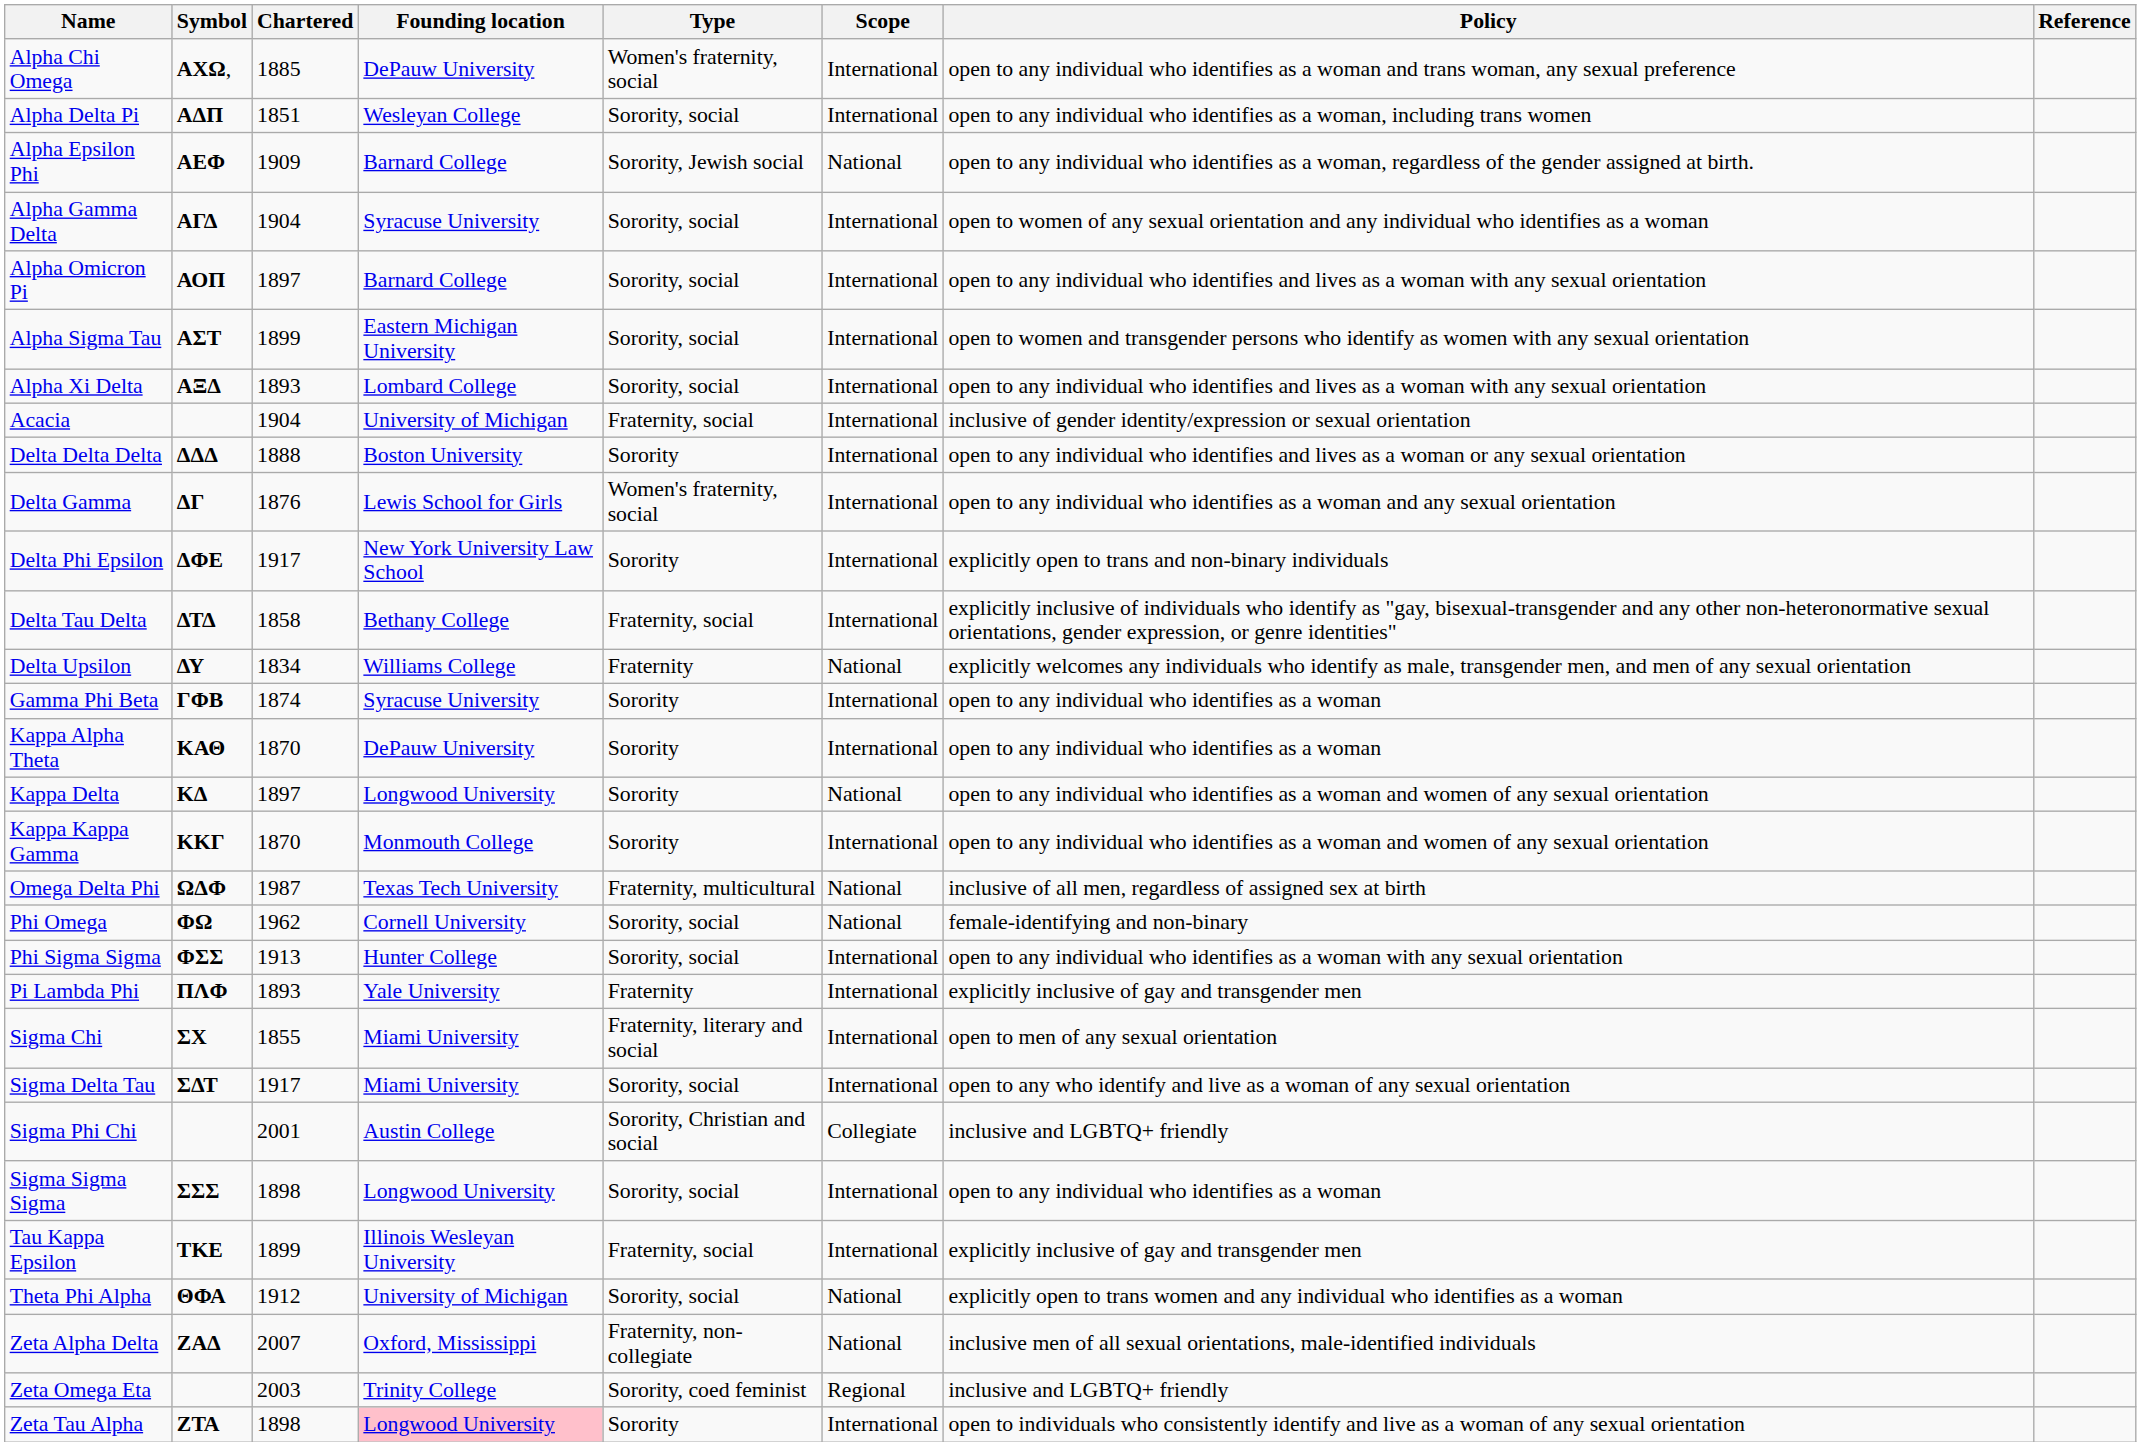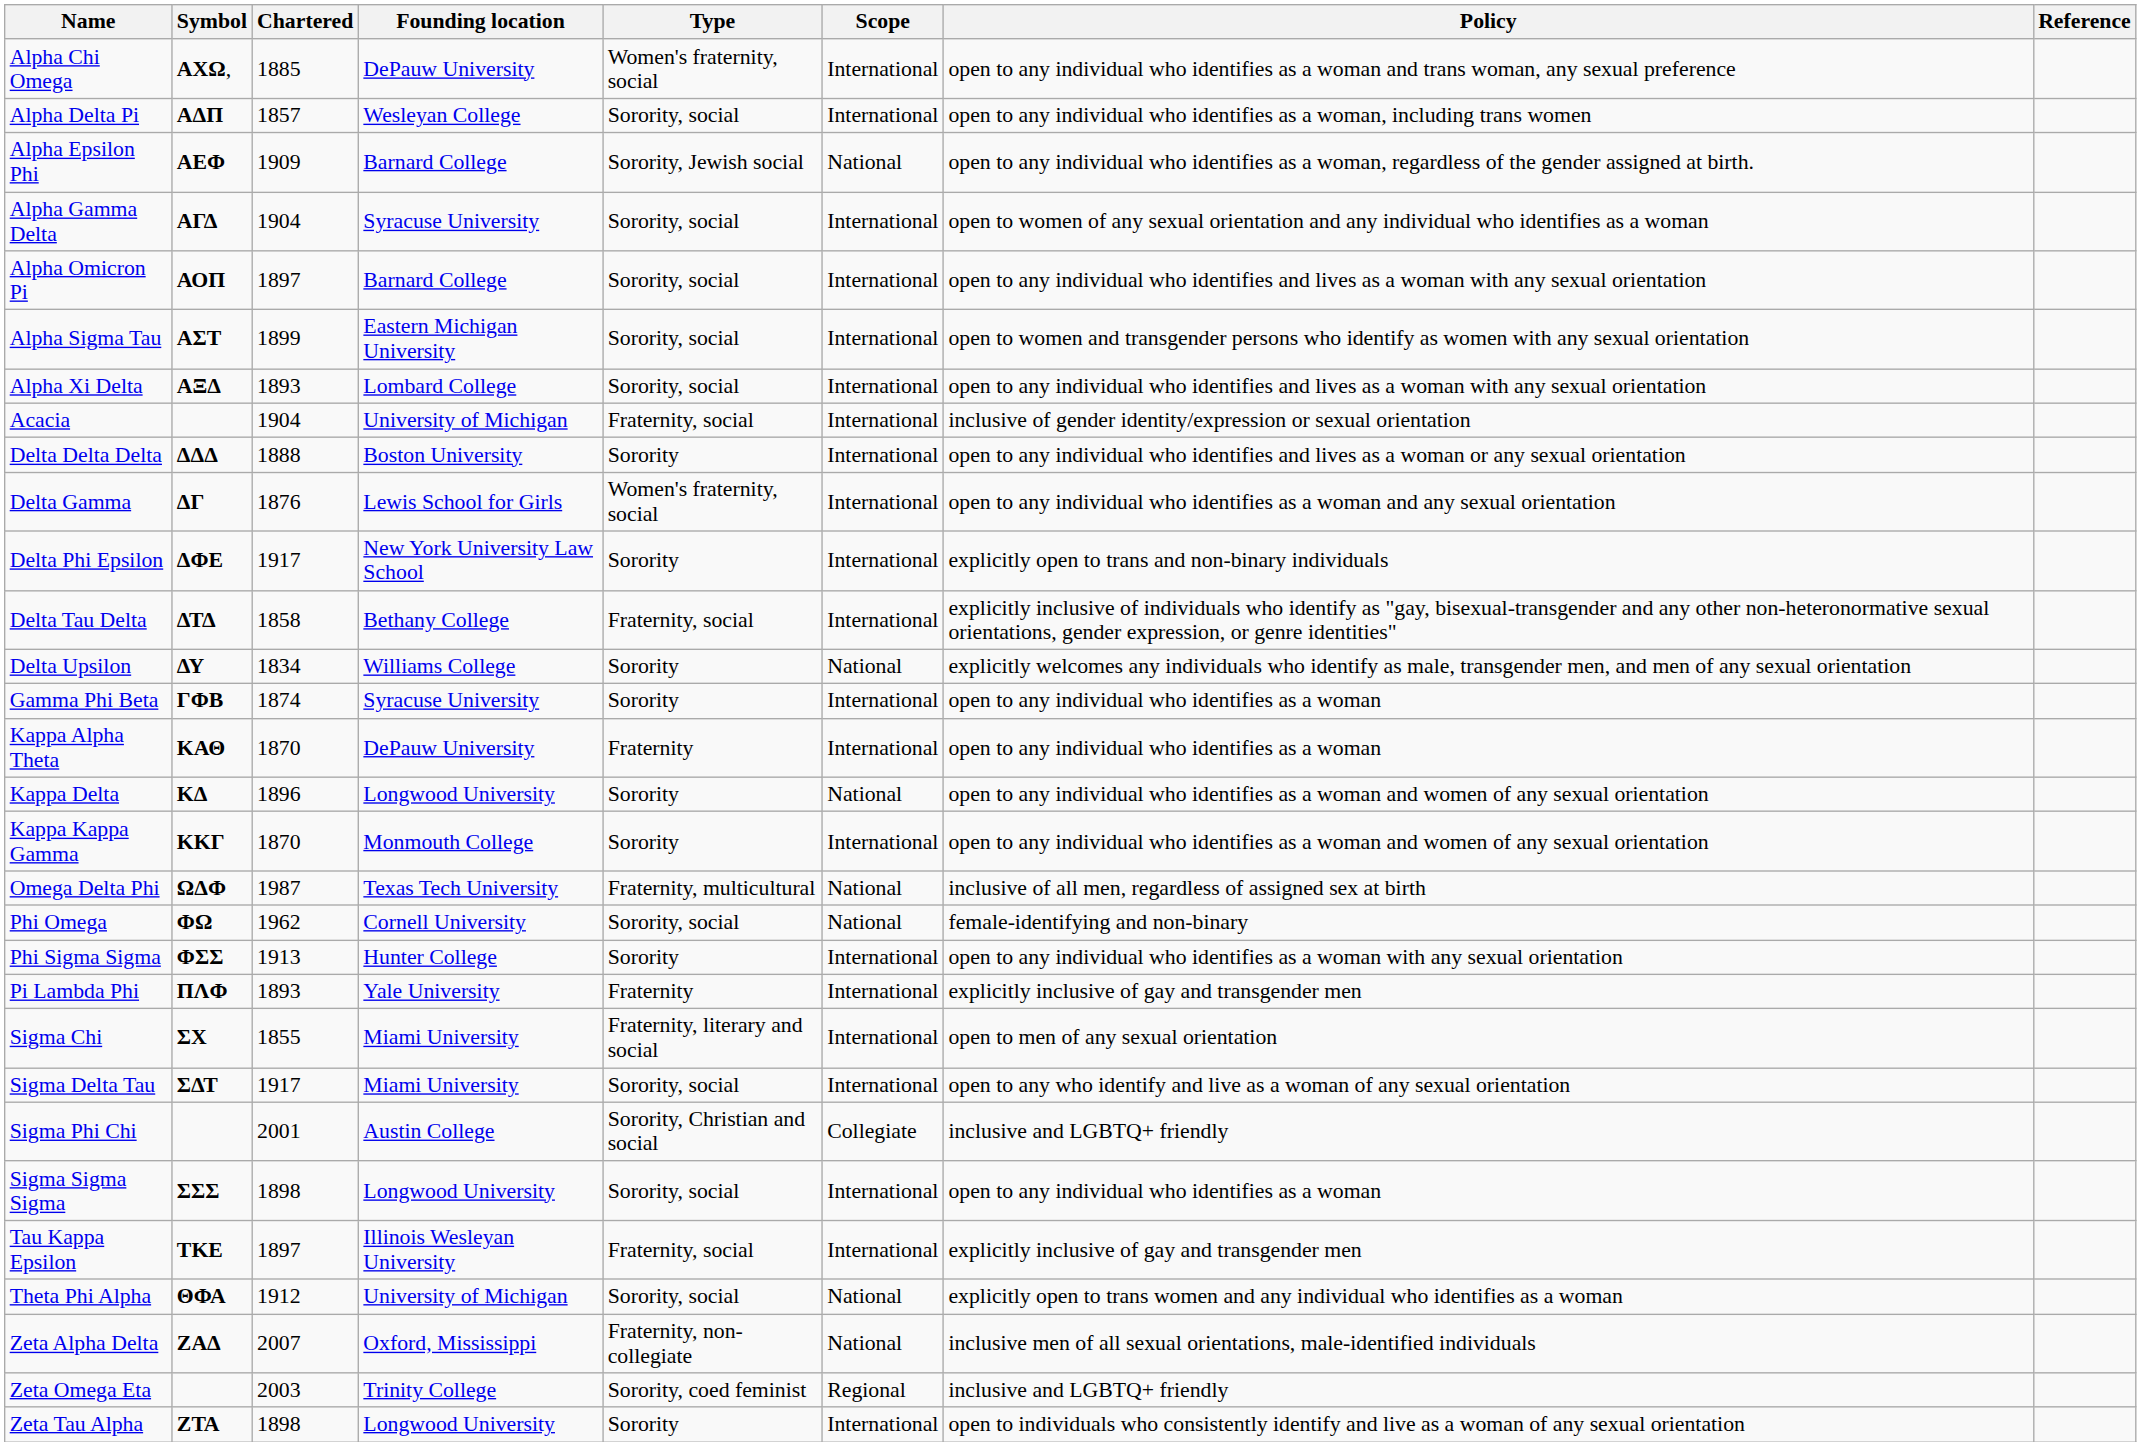(279, 115) 1851 -> (279, 115) 1857
(651, 666) Fraternity -> (643, 666) Sorority
(643, 747) Sorority -> (651, 747) Fraternity
(279, 794) 1897 -> (279, 794) 1896
(673, 956) Sorority, social -> (643, 956) Sorority
(279, 1249) 1899 -> (279, 1249) 1897
(459, 1424) pink background -> (459, 1424) no background
